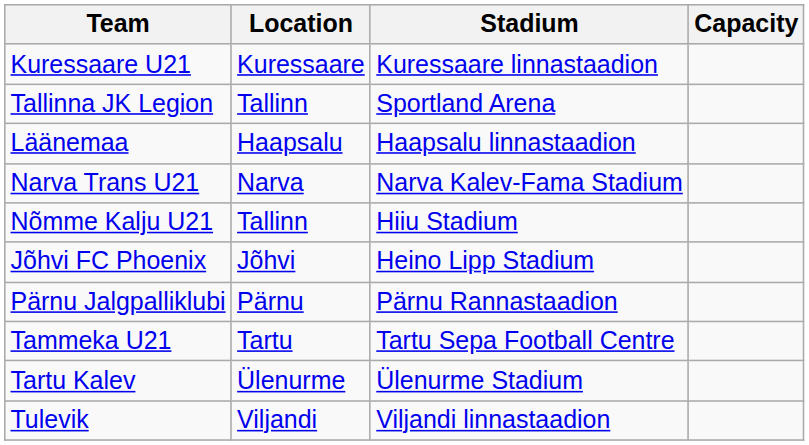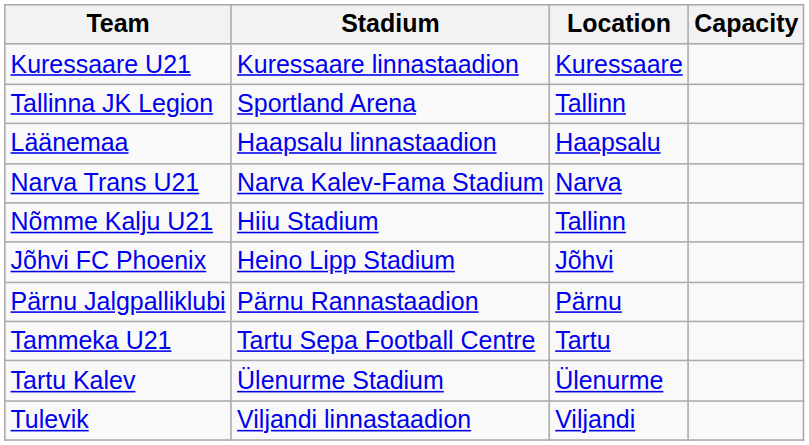columns swapped: (301, 24) <-> (530, 24)
